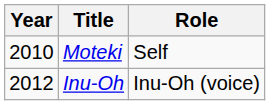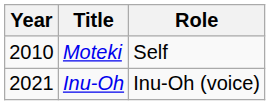(31, 83) 2012 -> (31, 83) 2021
